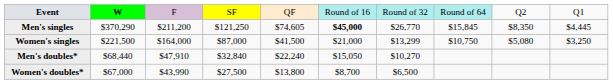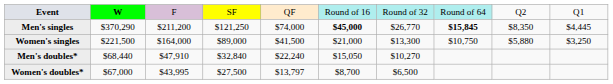(290, 27) $74,605 -> (290, 27) $74,000
(463, 27) normal -> (463, 27) bold
(232, 42) $87,000 -> (232, 42) $89,000
(405, 42) $13,299 -> (405, 42) $13,300
(521, 42) $5,080 -> (521, 42) $5,880
(174, 72) $43,990 -> (174, 72) $43,995
(290, 72) $13,800 -> (290, 72) $13,797
